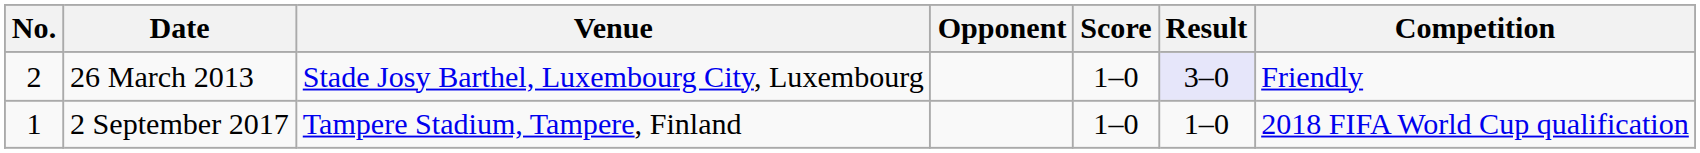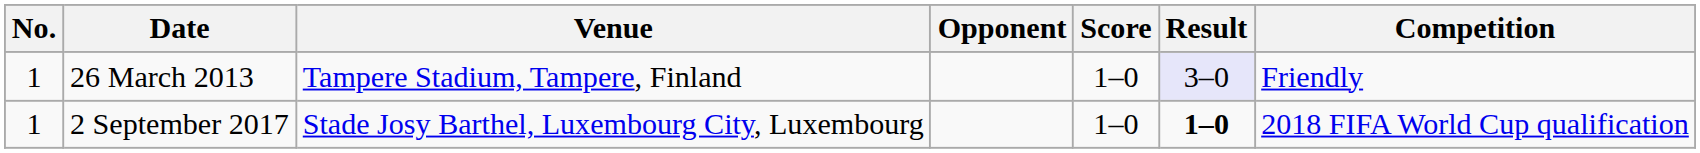(34, 76) 2 -> (34, 76) 1
(613, 76) Stade Josy Barthel, Luxembourg City, Luxembourg -> (522, 76) Tampere Stadium, Tampere, Finland
(522, 123) Tampere Stadium, Tampere, Finland -> (613, 123) Stade Josy Barthel, Luxembourg City, Luxembourg
(1206, 123) normal -> (1206, 123) bold
